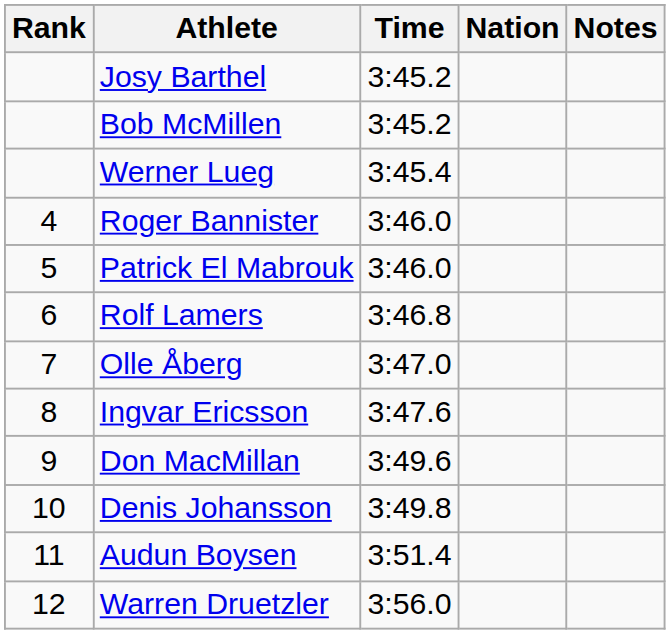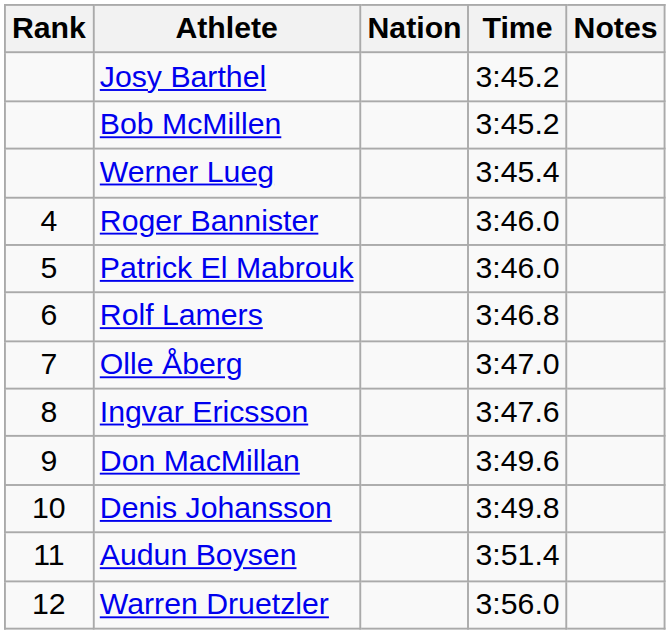columns swapped: (513, 28) <-> (410, 28)
